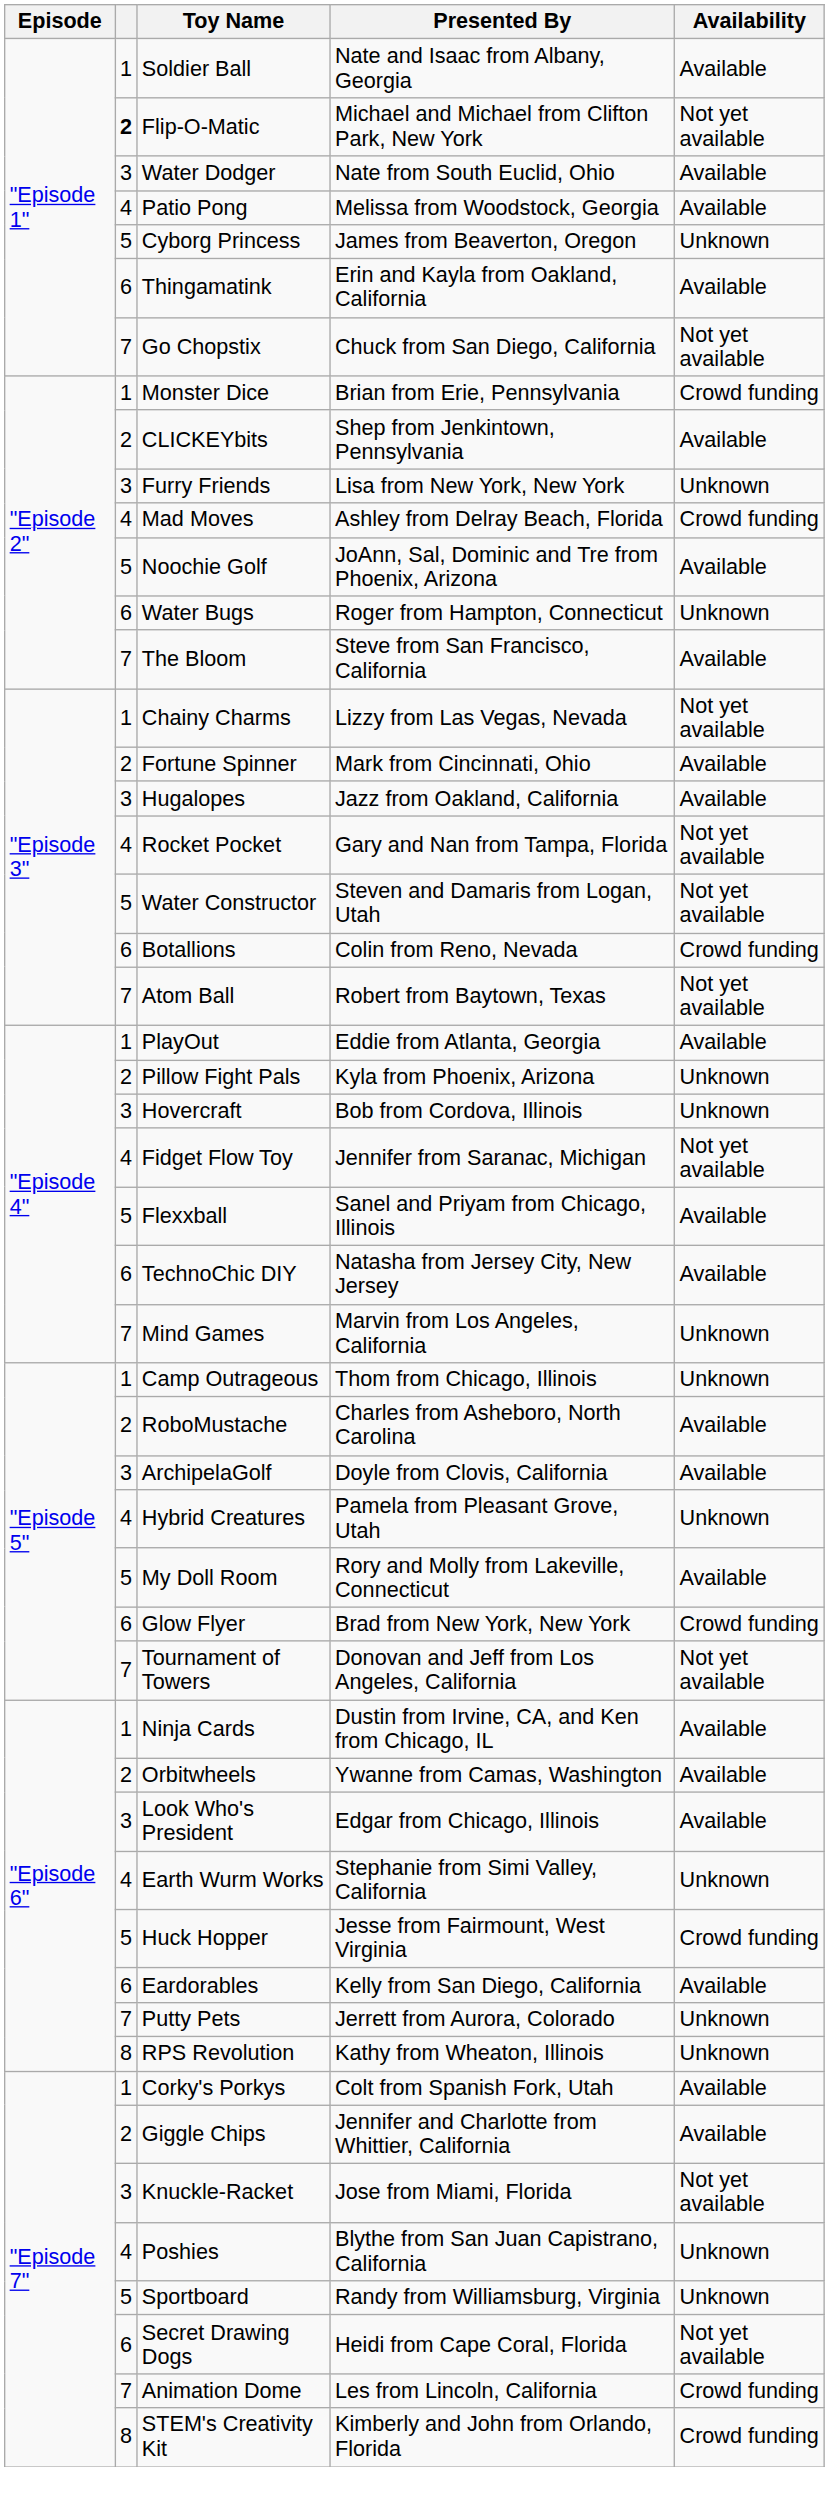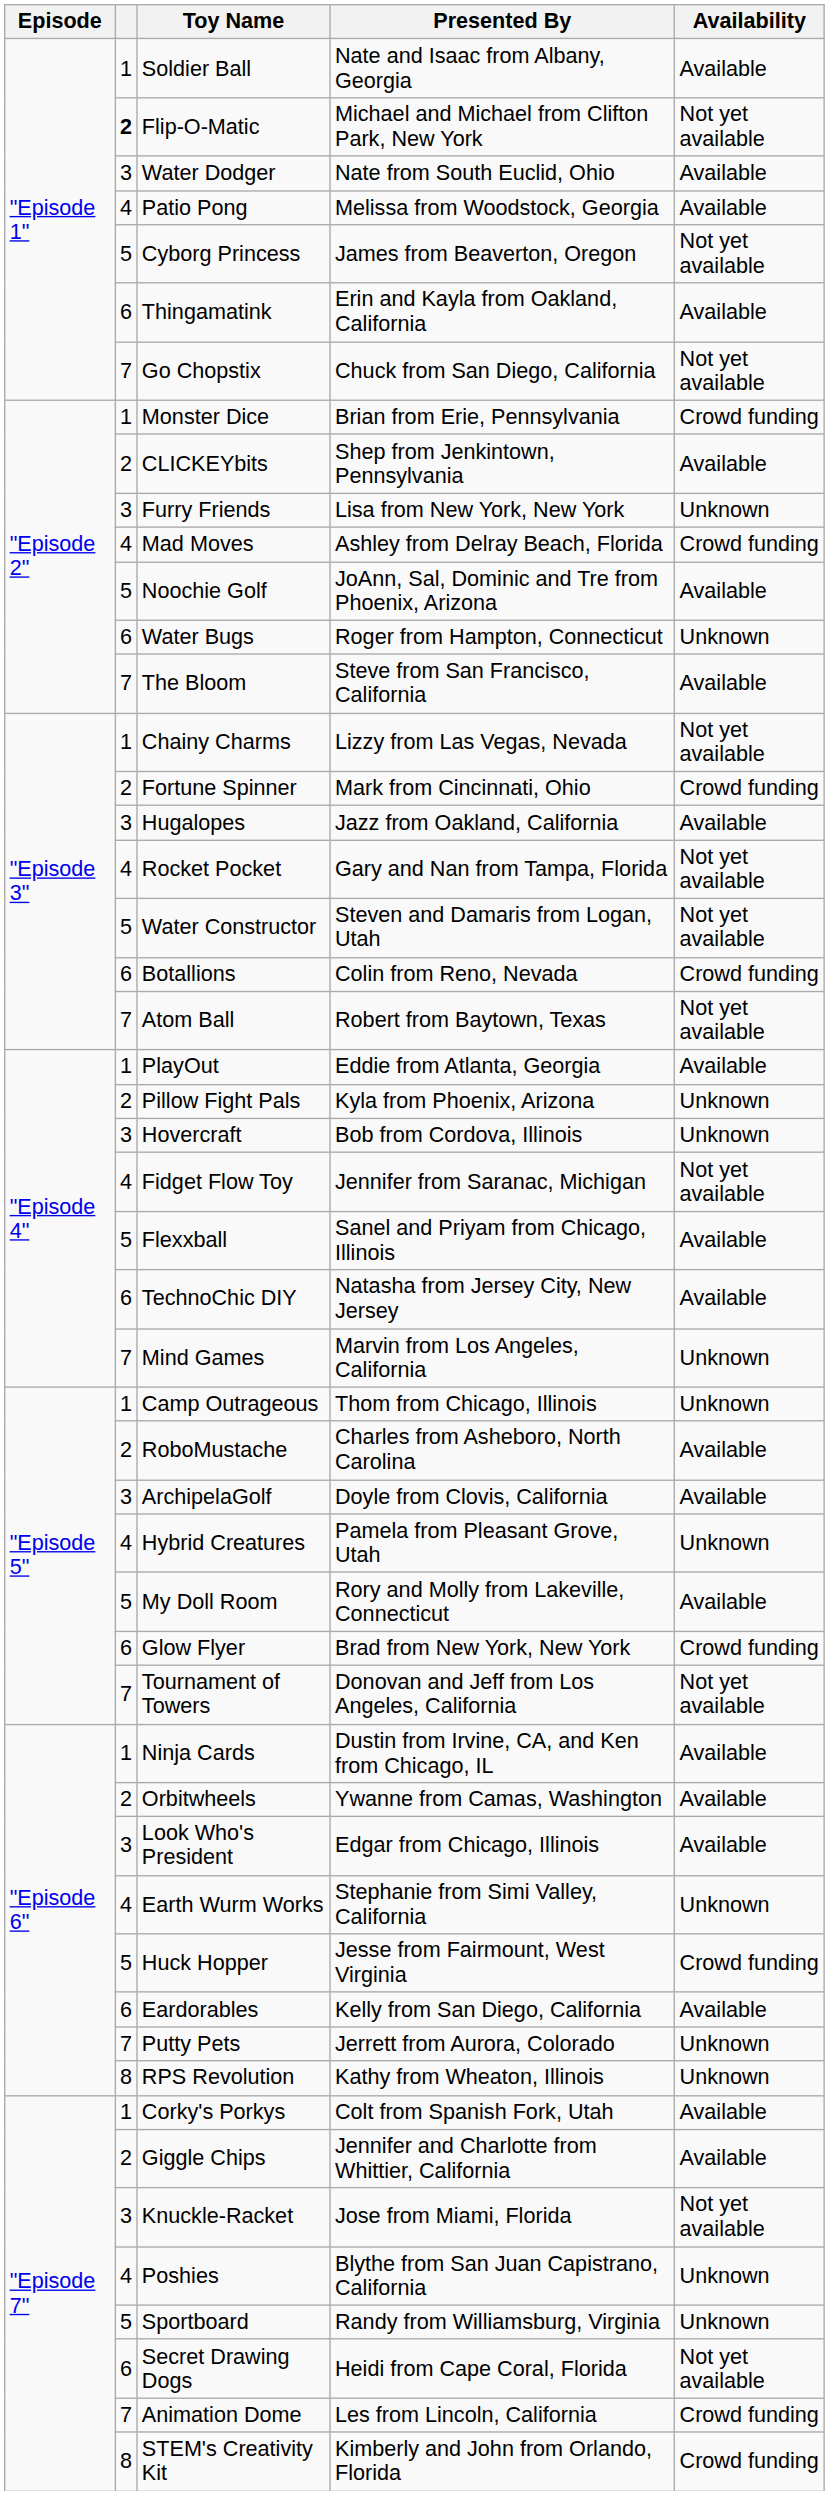(725, 241) Unknown -> (722, 253) Not yet available
(723, 764) Available -> (749, 788) Crowd funding
